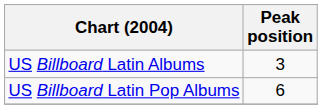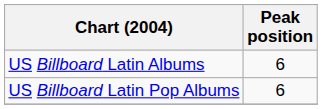(280, 63) 3 -> (280, 63) 6
